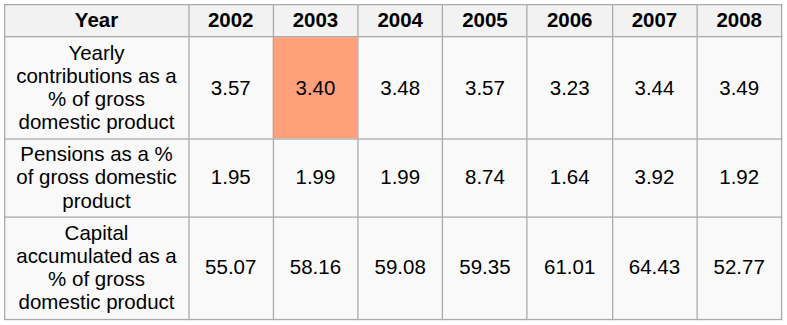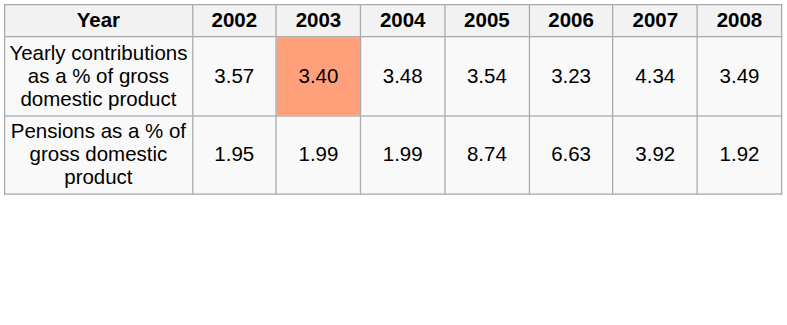(485, 87) 3.57 -> (487, 76) 3.54
(654, 87) 3.44 -> (655, 76) 4.34
(570, 177) 1.64 -> (571, 154) 6.63
- row: (96, 267)
